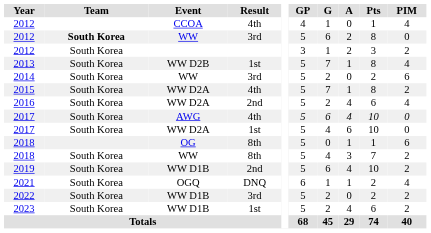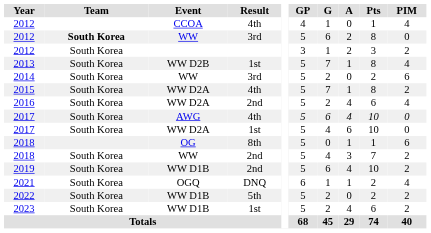(255, 155) 8th -> (255, 155) 2nd
(255, 195) 3rd -> (255, 195) 5th
